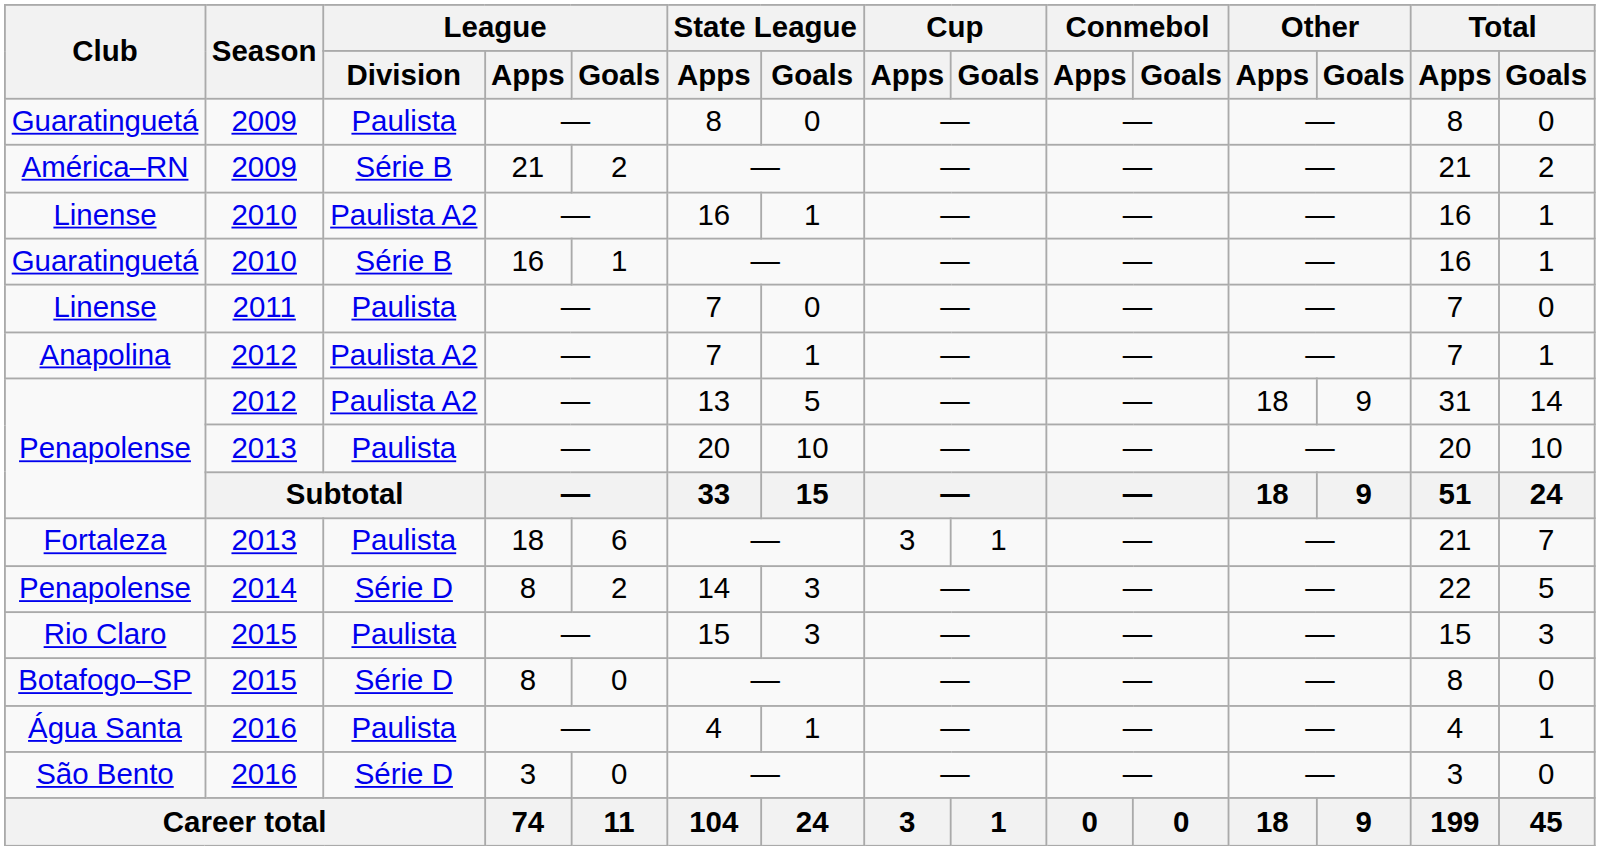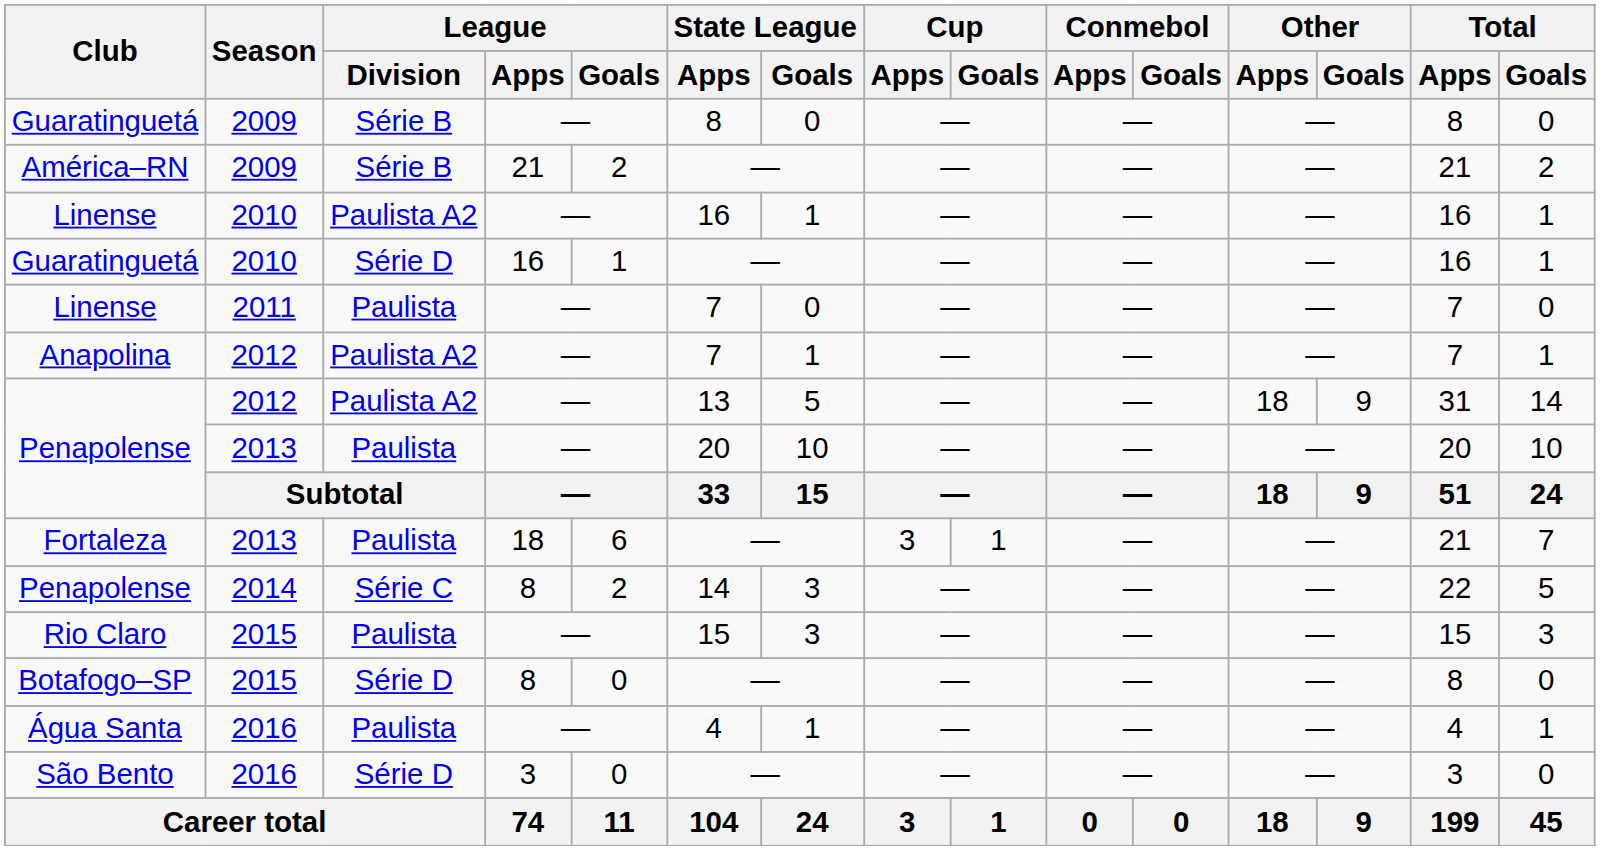(404, 121) Paulista -> (404, 121) Série B
(404, 261) Série B -> (404, 261) Série D
(404, 588) Série D -> (404, 588) Série C
